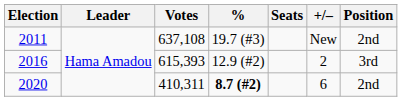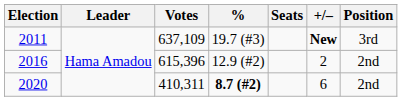(182, 38) 637,108 -> (182, 38) 637,109
(323, 38) normal -> (323, 38) bold
(368, 38) 2nd -> (368, 38) 3rd
(182, 61) 615,393 -> (182, 61) 615,396
(368, 61) 3rd -> (368, 61) 2nd
